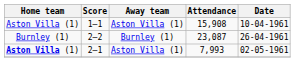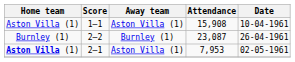(212, 50) 7,993 -> (212, 50) 7,953
